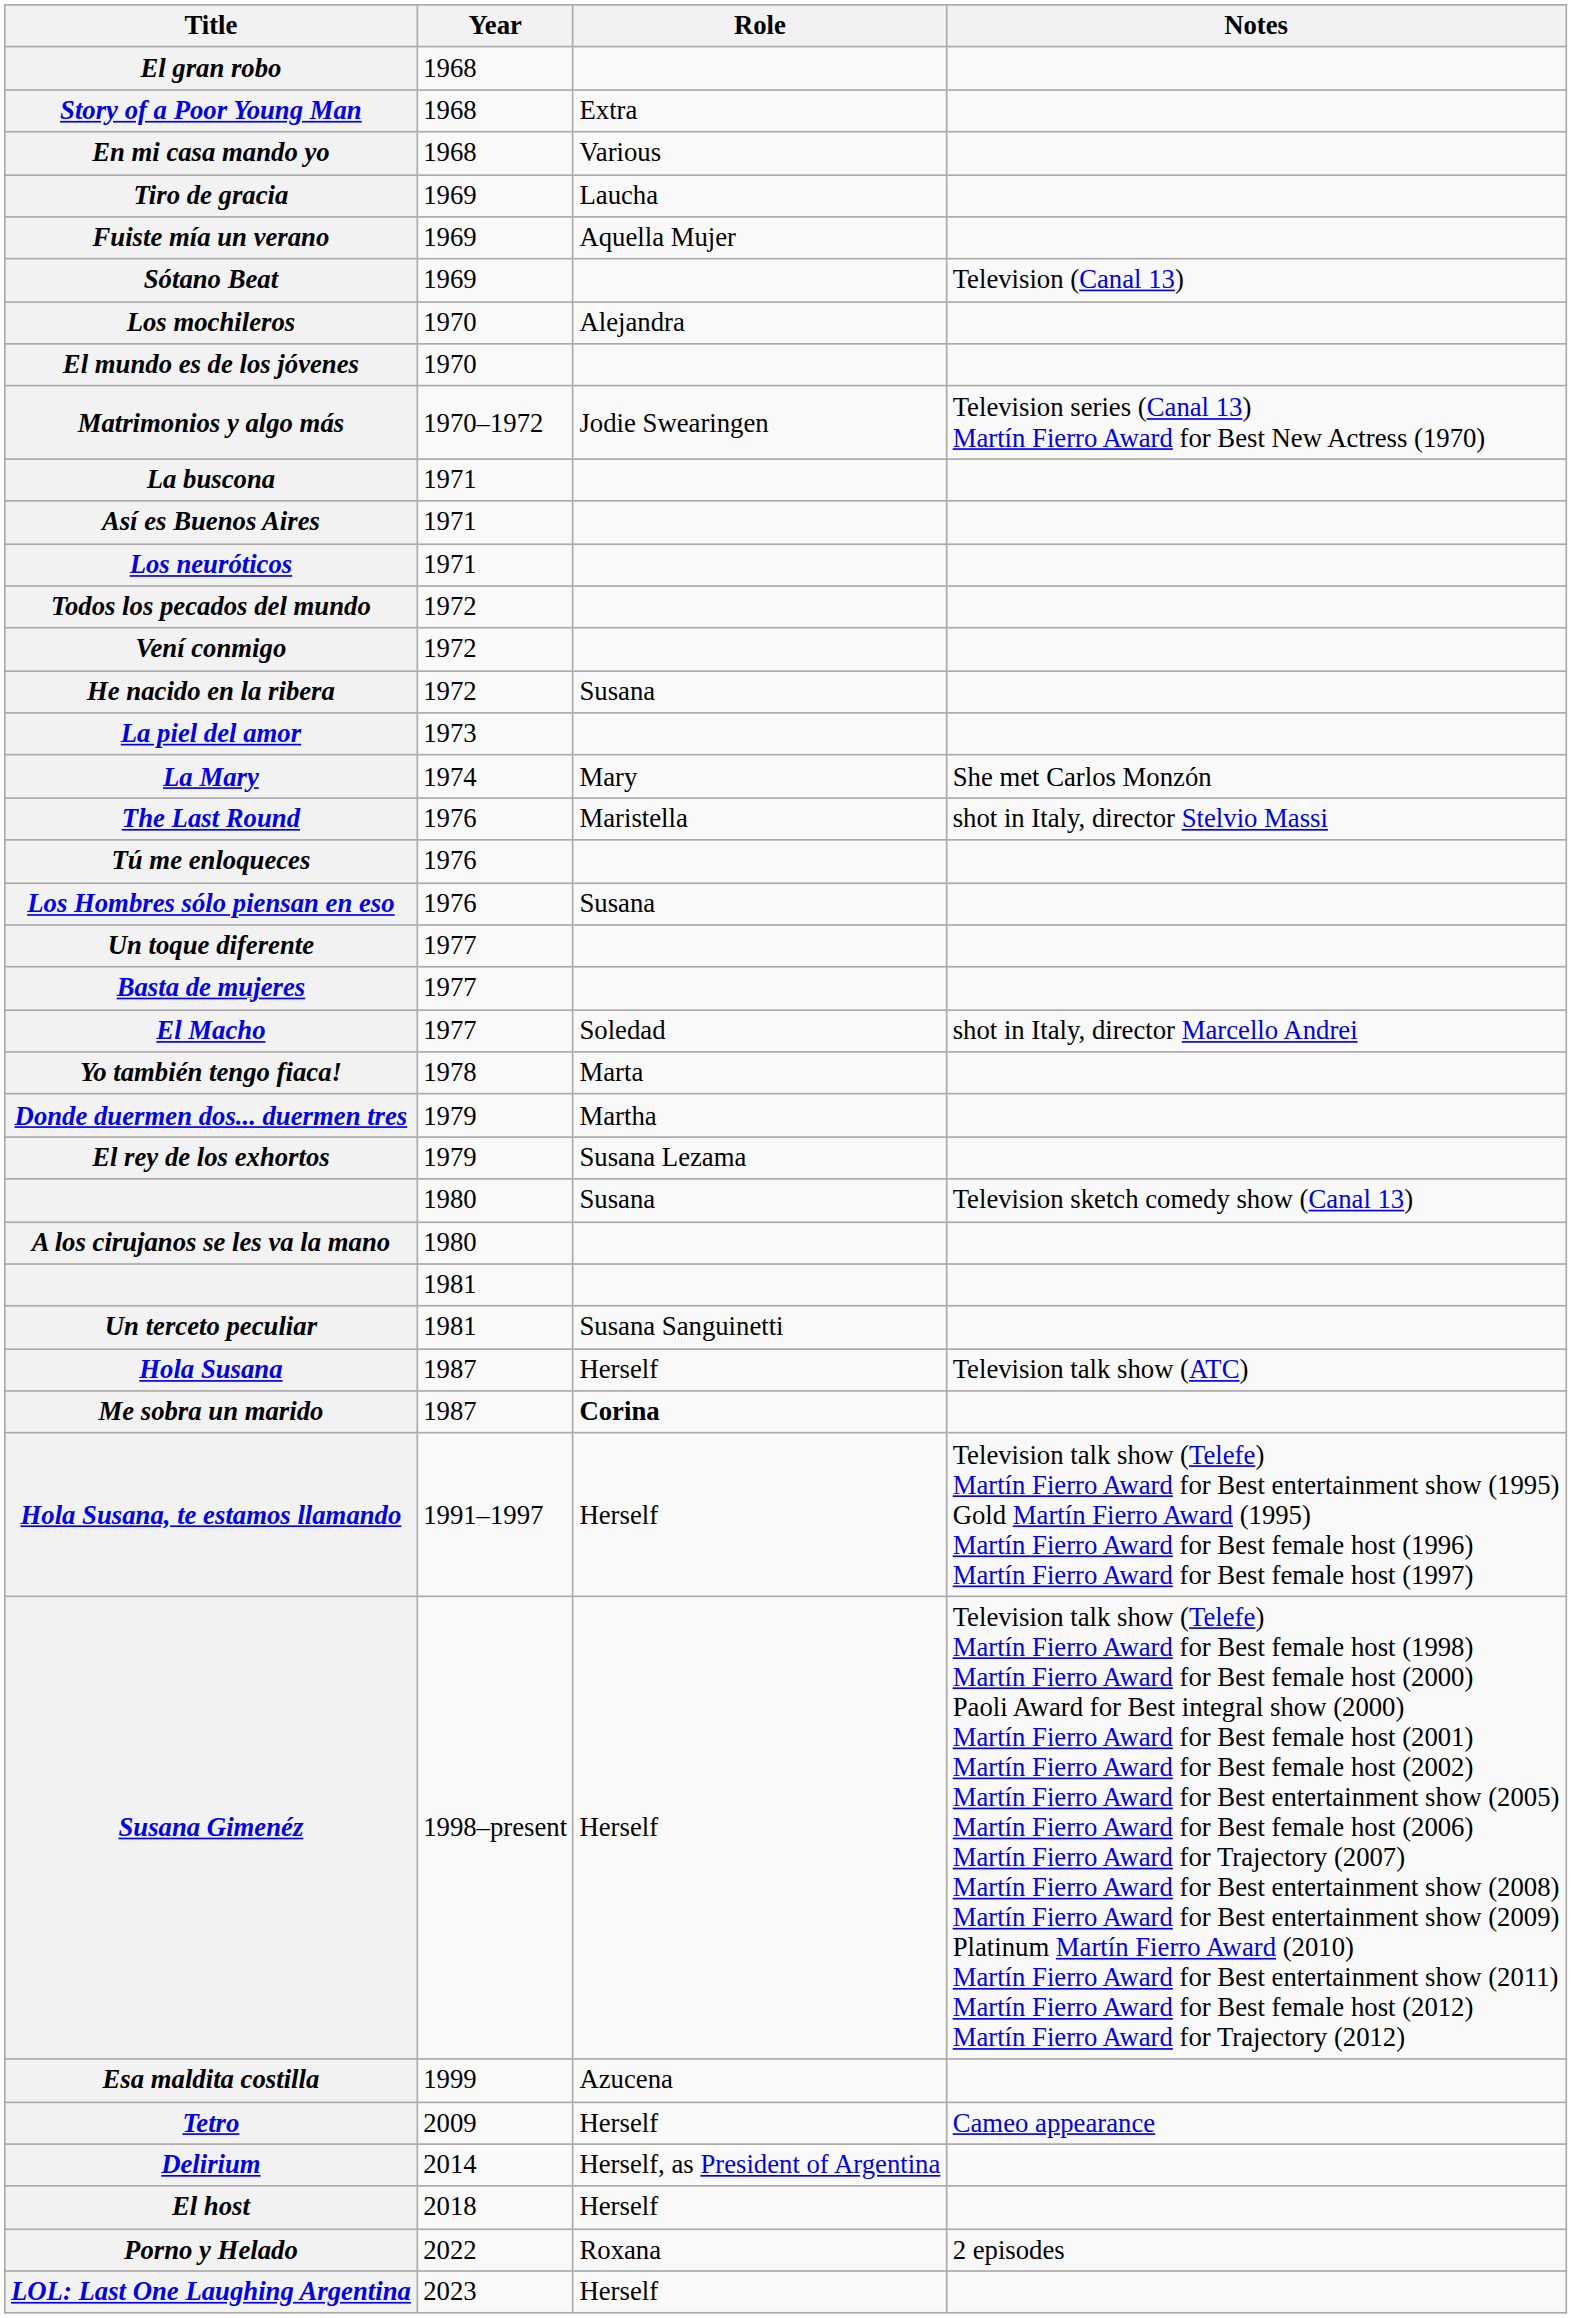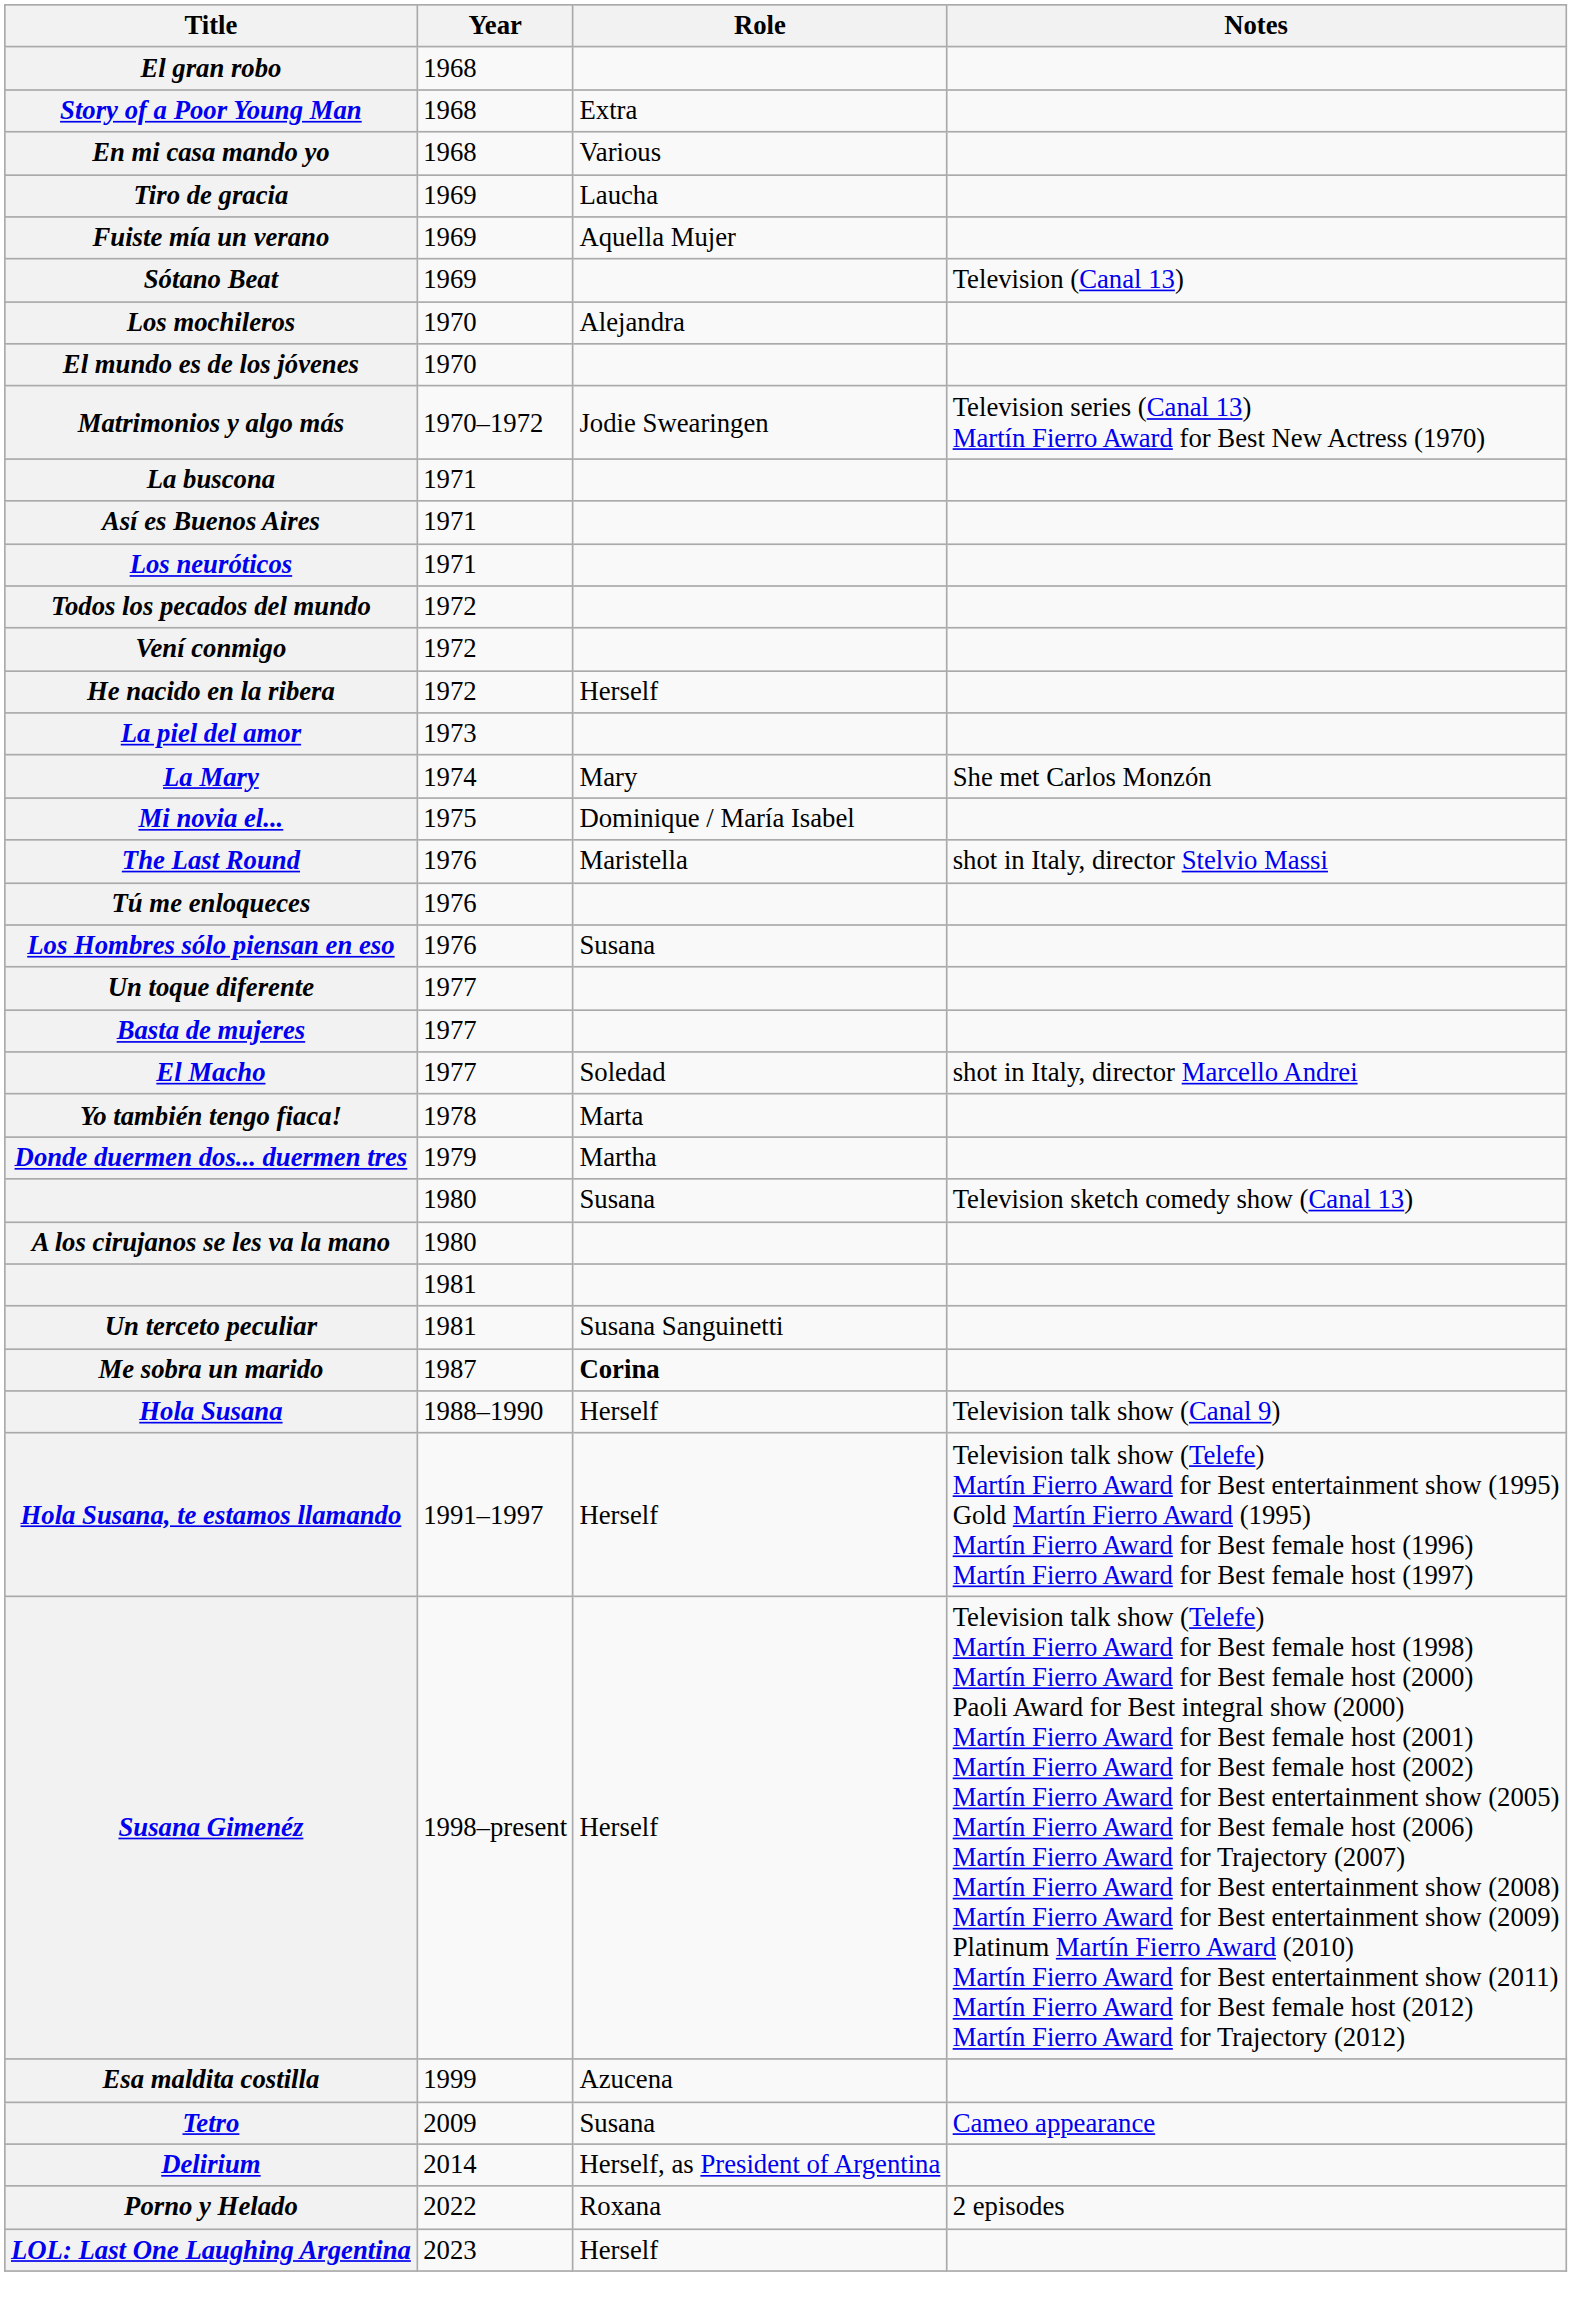(617, 691) Susana -> (619, 691) Herself
+ row: (211, 818)
- row: (211, 1157)
- row: (211, 1369)
+ row: (211, 1411)
(619, 2122) Herself -> (617, 2122) Susana
- row: (211, 2207)
